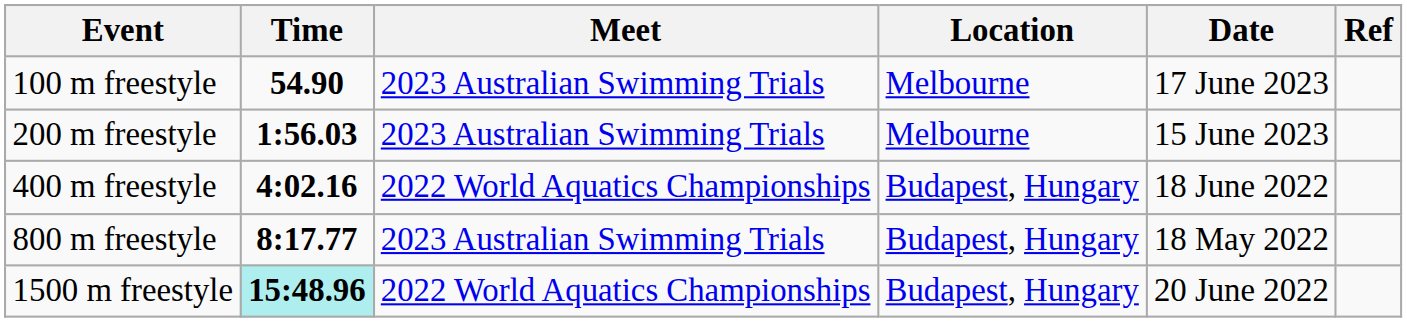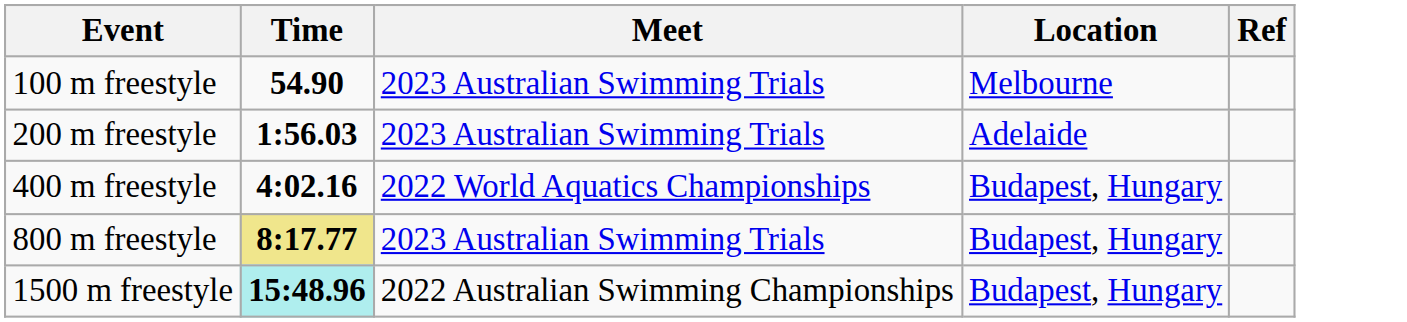- column: (1241, 30)
(958, 134) Melbourne -> (1028, 134) Adelaide
(307, 238) no background -> (307, 238) khaki background
(626, 290) 2022 World Aquatics Championships -> (667, 290) 2022 Australian Swimming Championships
